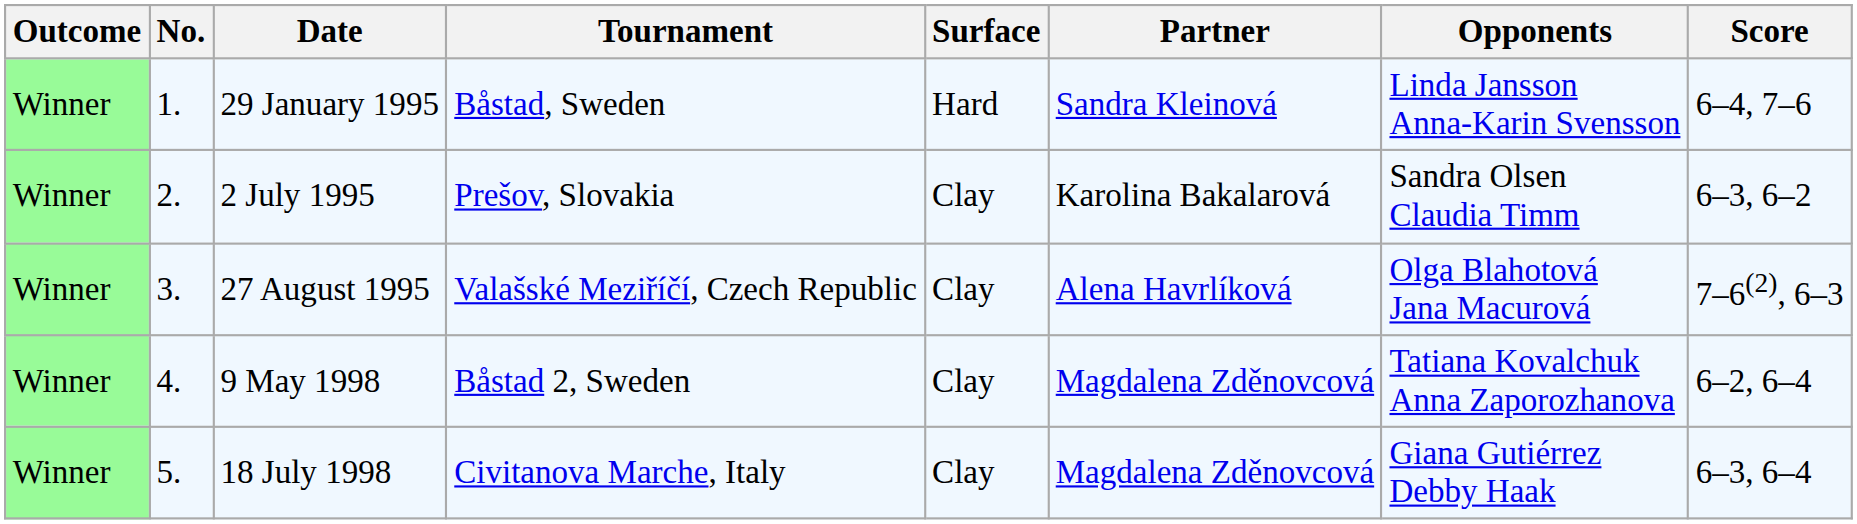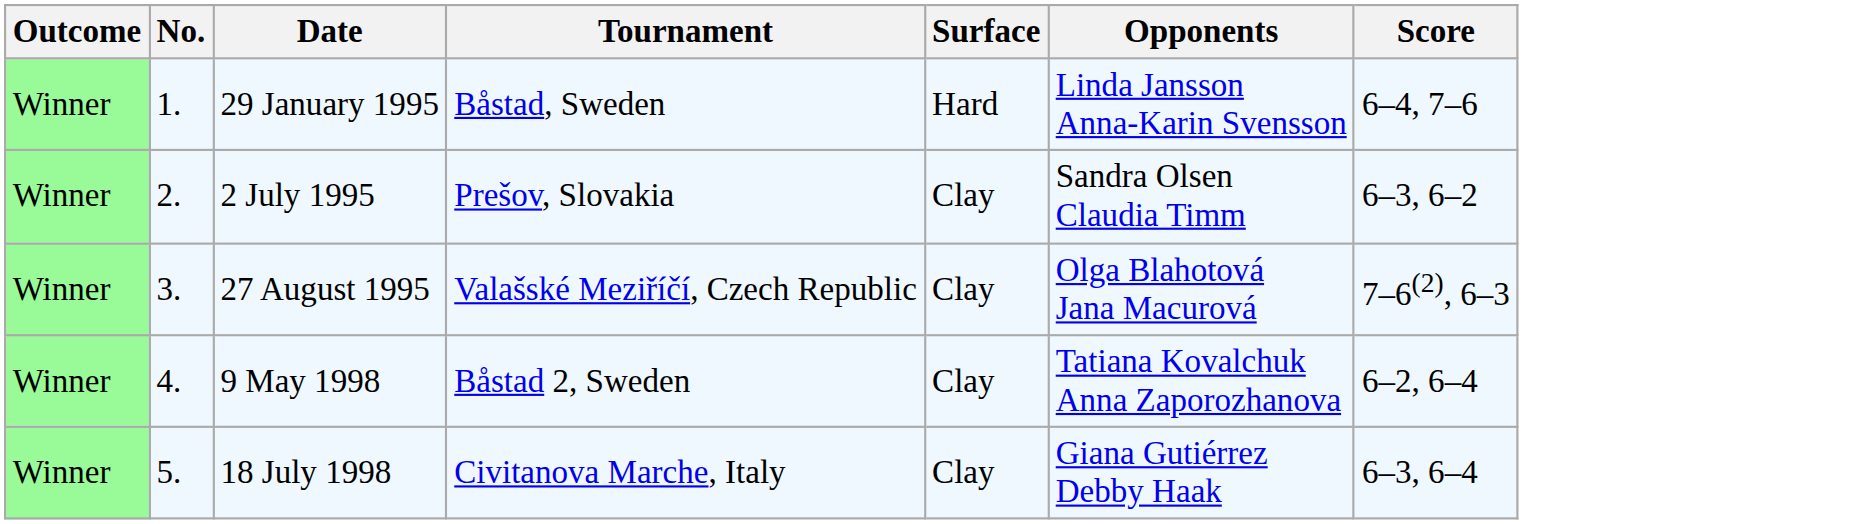- column: (1215, 30)
